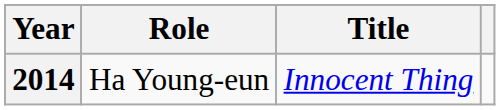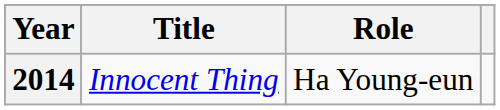columns swapped: (379, 29) <-> (179, 29)
